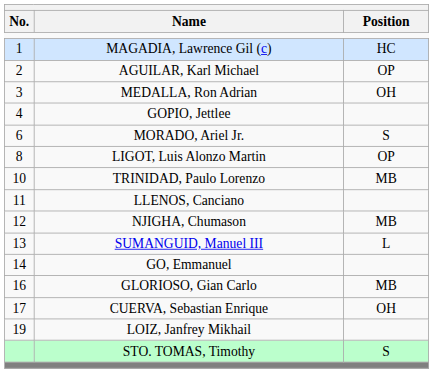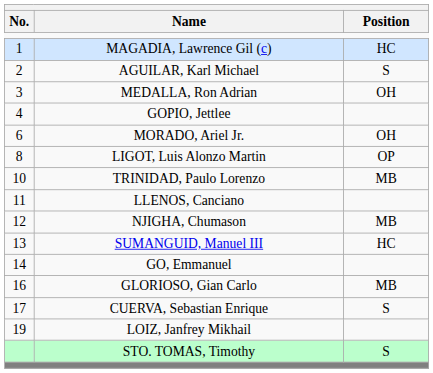(386, 70) OP -> (386, 70) S
(386, 135) S -> (386, 135) OH
(386, 243) L -> (386, 243) HC
(386, 308) OH -> (386, 308) S
